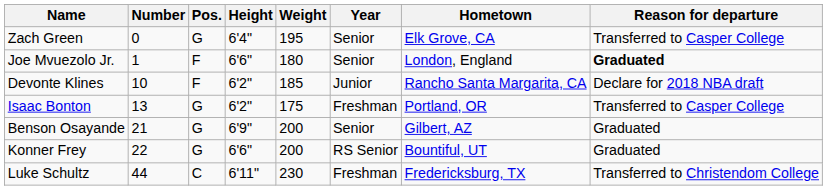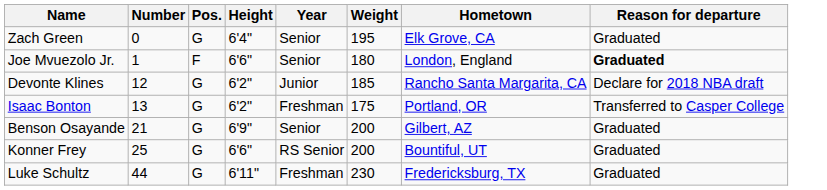columns swapped: (303, 15) <-> (366, 15)
(689, 38) Transferred to Casper College -> (627, 38) Graduated
(139, 83) 10 -> (139, 83) 12
(196, 83) F -> (197, 83) G
(139, 151) 22 -> (139, 151) 25
(197, 173) C -> (197, 173) G
(706, 173) Transferred to Christendom College -> (627, 173) Graduated
